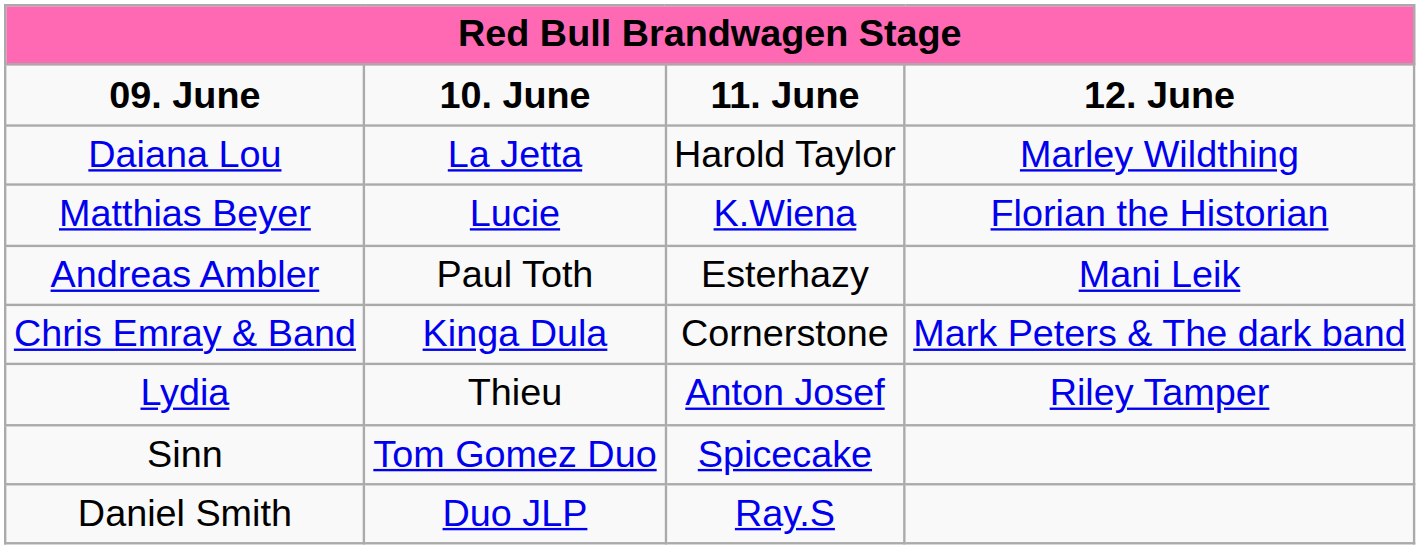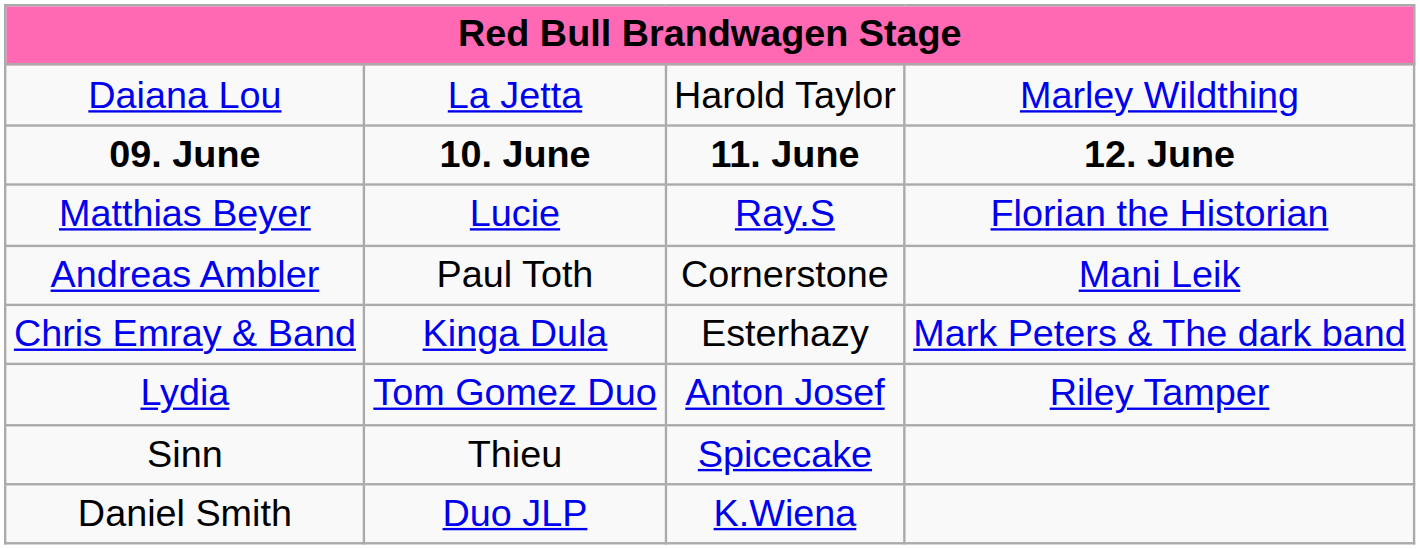rows swapped: (185, 94) <-> (185, 154)
(785, 214) K.Wiena -> (785, 214) Ray.S
(785, 273) Esterhazy -> (785, 273) Cornerstone
(785, 333) Cornerstone -> (785, 333) Esterhazy
(515, 393) Thieu -> (515, 393) Tom Gomez Duo
(515, 453) Tom Gomez Duo -> (515, 453) Thieu
(785, 513) Ray.S -> (785, 513) K.Wiena
